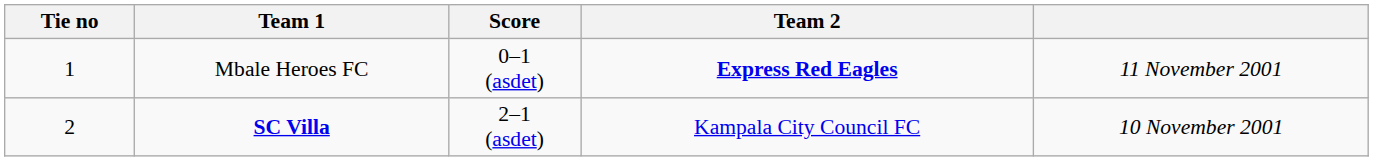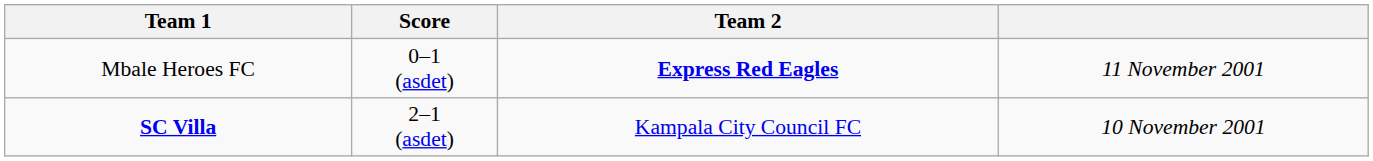- column: (70, 21)
